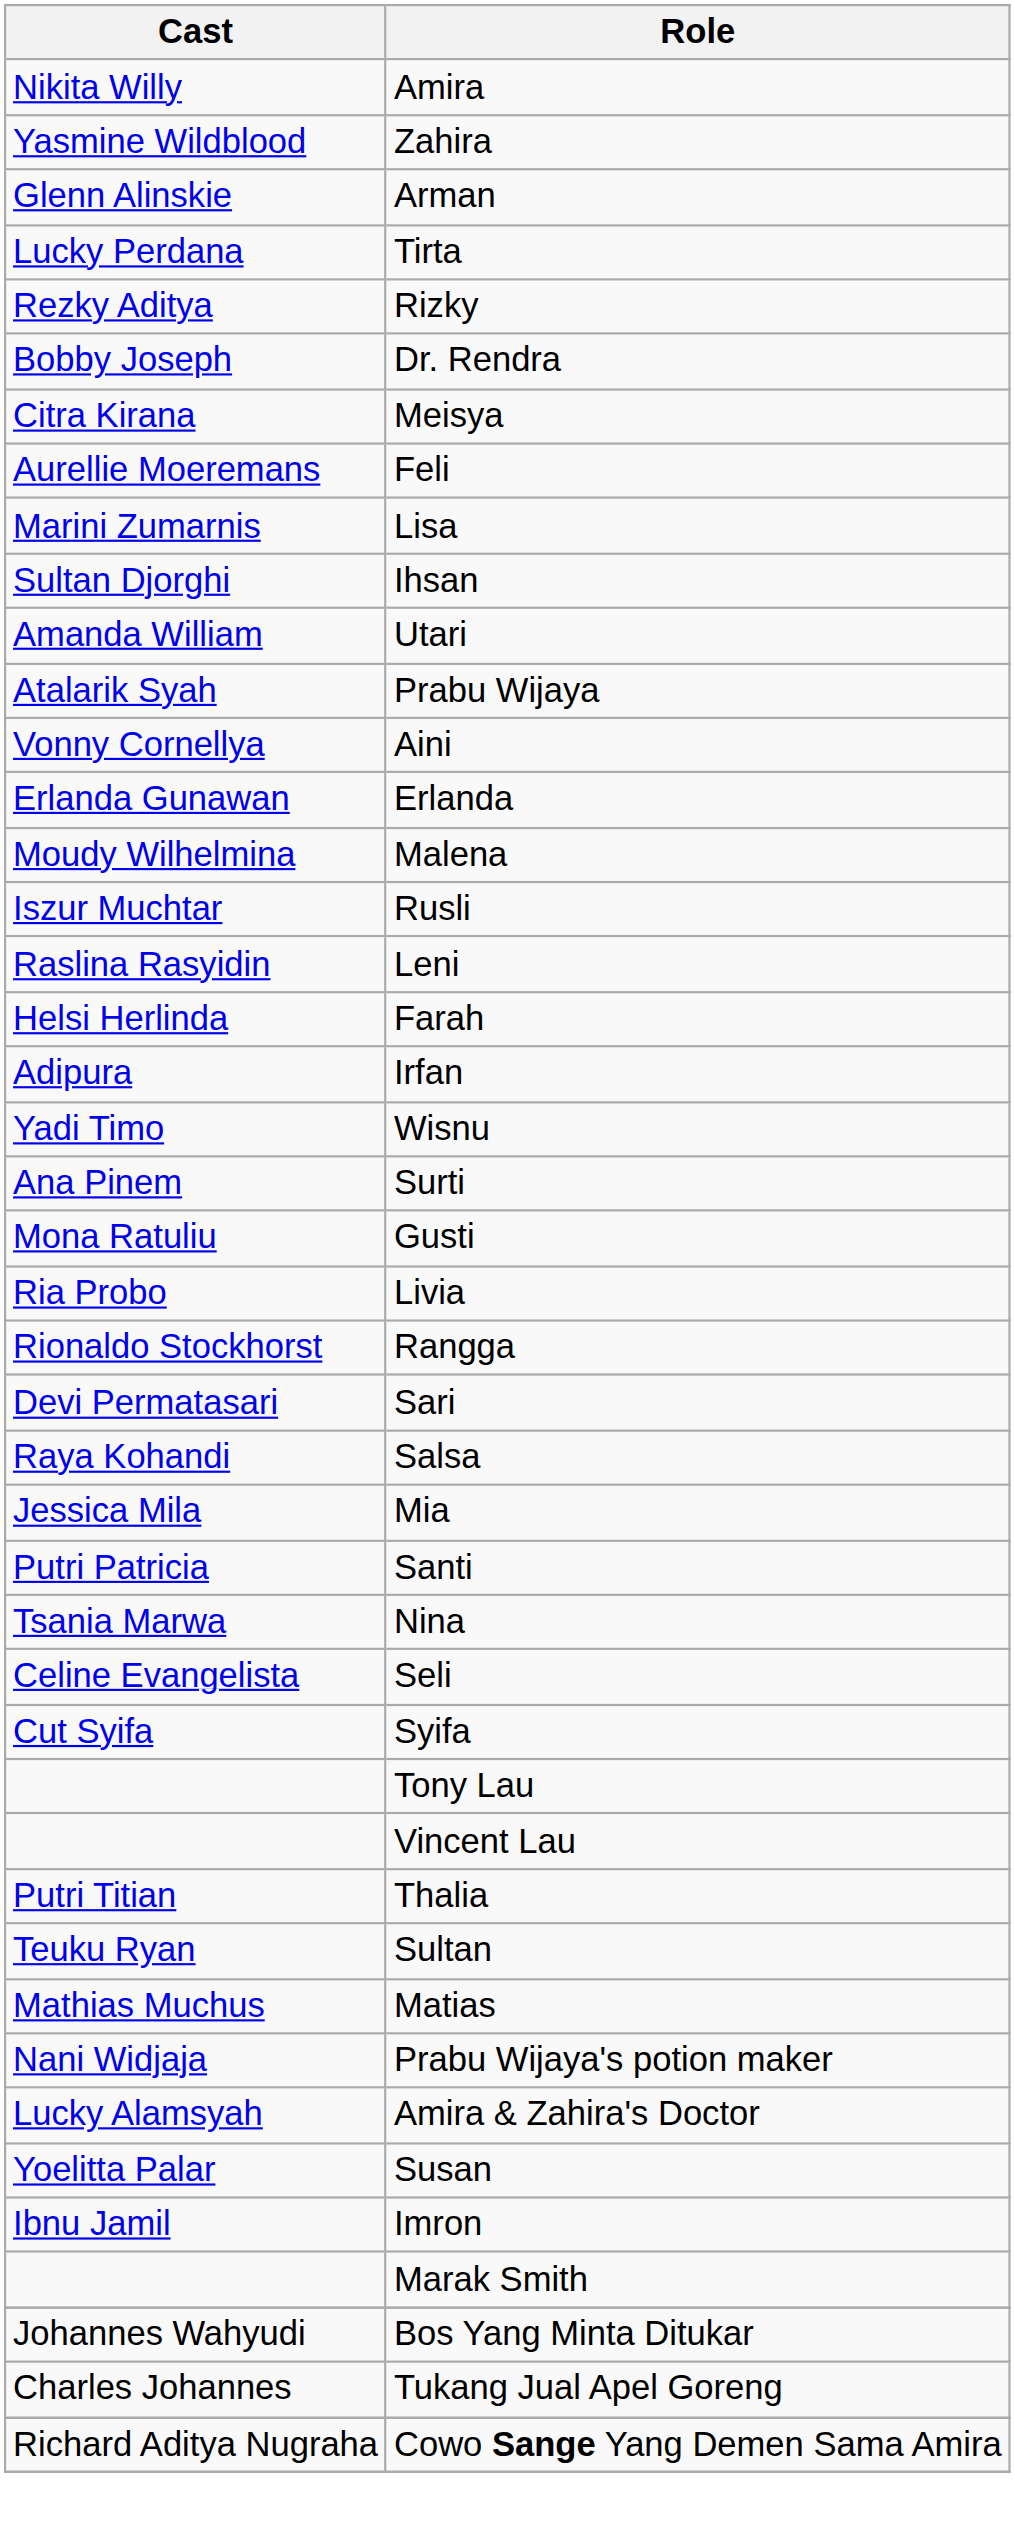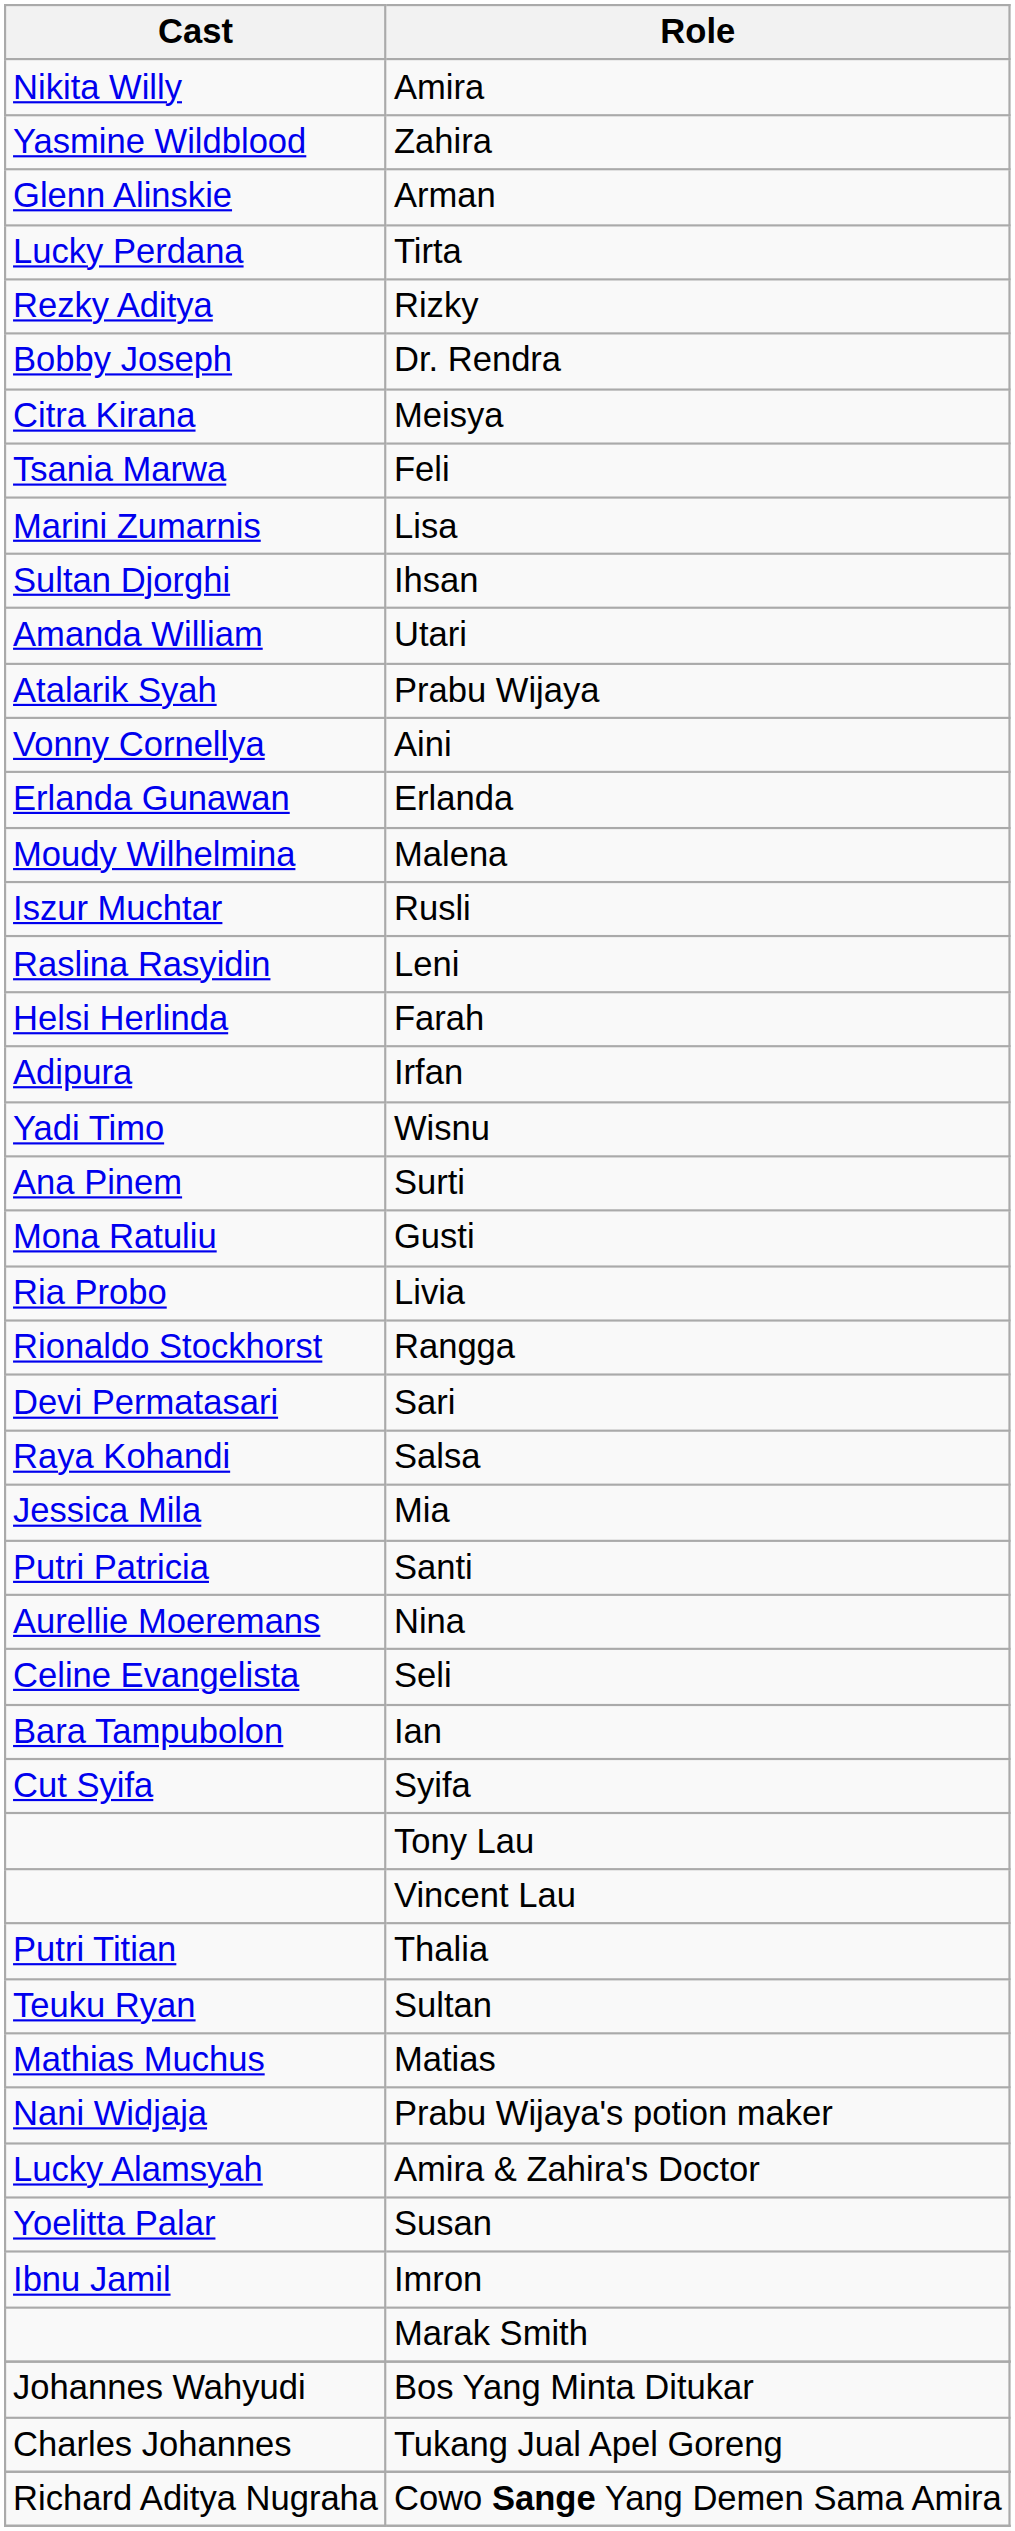(167, 470) Aurellie Moeremans -> (120, 470) Tsania Marwa
(120, 1621) Tsania Marwa -> (167, 1621) Aurellie Moeremans
+ row: (418, 1731)
